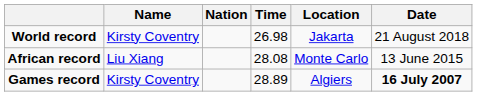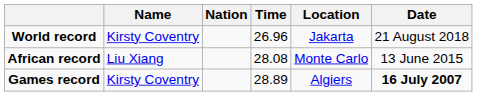(271, 36) 26.98 -> (271, 36) 26.96
